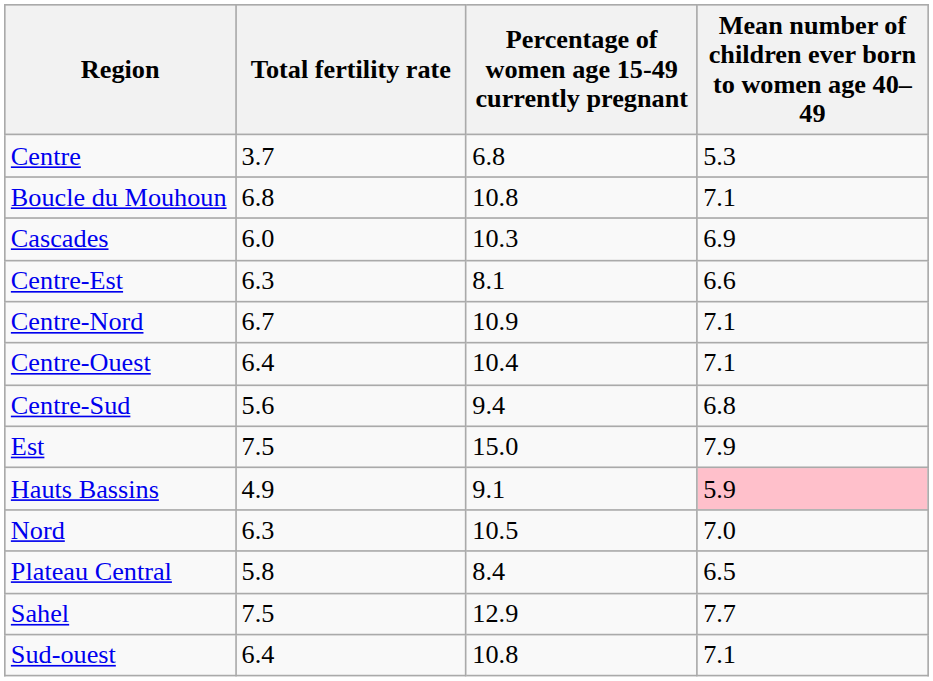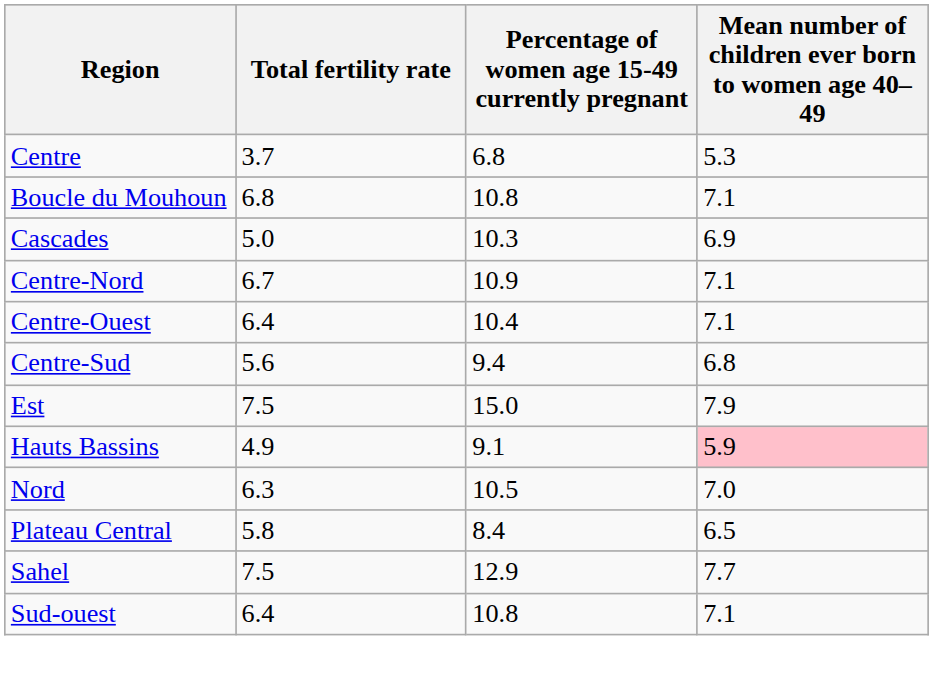(258, 238) 6.0 -> (258, 238) 5.0
- row: (67, 280)
